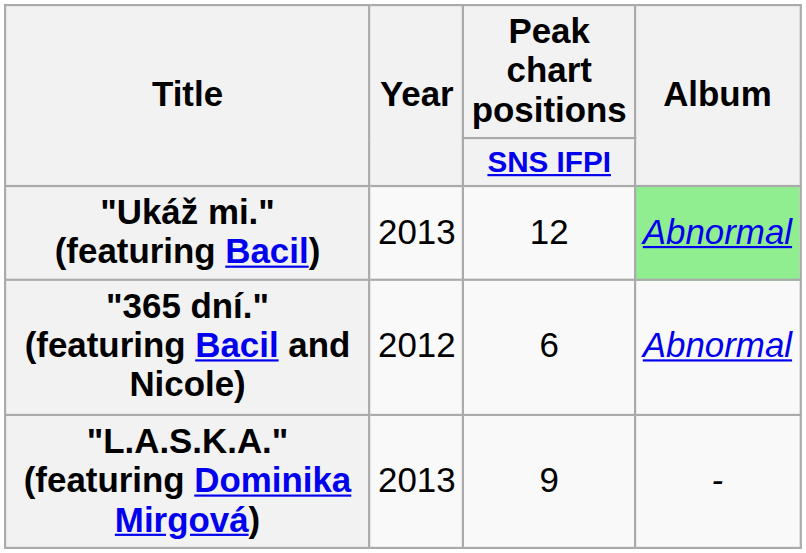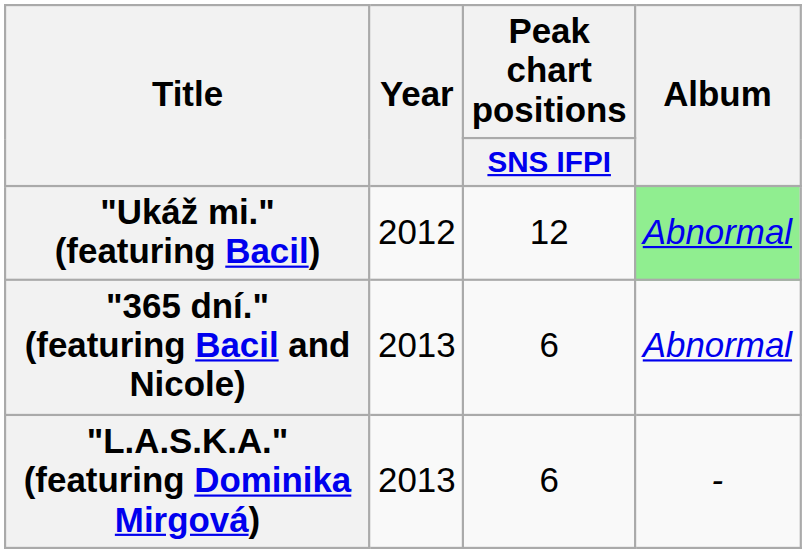(417, 232) 2013 -> (417, 232) 2012
(417, 346) 2012 -> (417, 346) 2013
(549, 480) 9 -> (549, 480) 6
